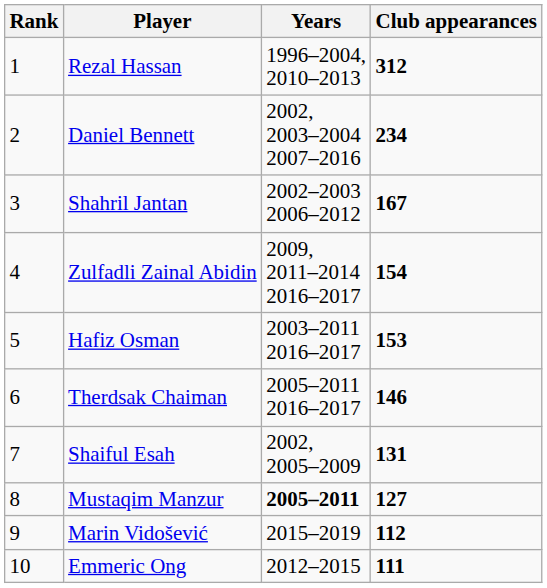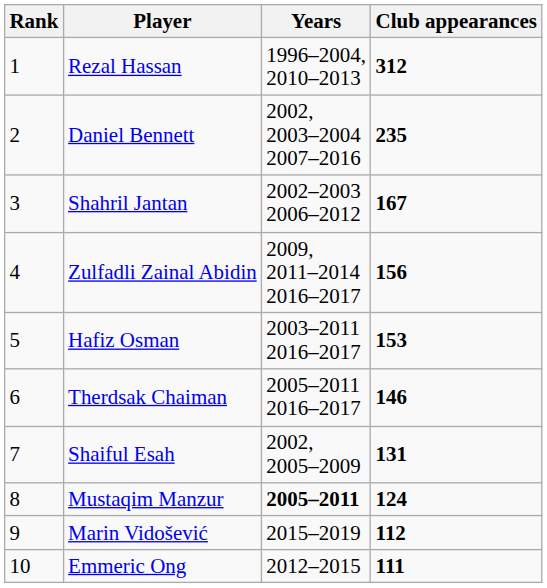(391, 134) 234 -> (391, 134) 235
(391, 271) 154 -> (391, 271) 156
(391, 499) 127 -> (391, 499) 124
